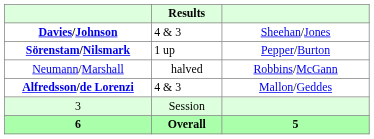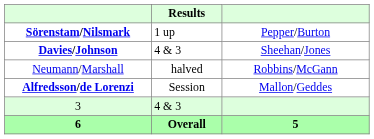rows swapped: (78, 32) <-> (78, 50)
(168, 87) 4 & 3 -> (187, 87) Session
(187, 106) Session -> (168, 106) 4 & 3
